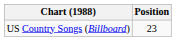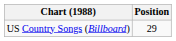(152, 28) 23 -> (152, 28) 29
